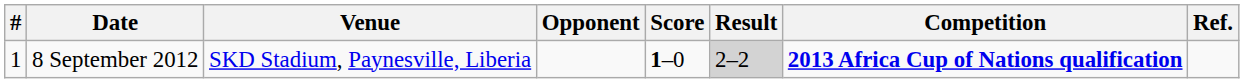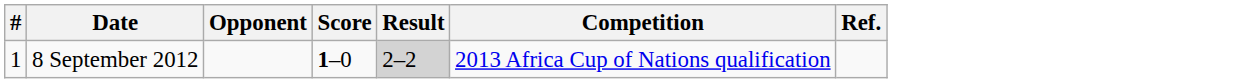- column: (370, 22)
(985, 58) bold -> (643, 58) normal
